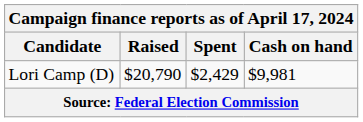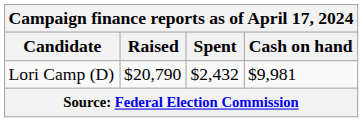(215, 74) $2,429 -> (215, 74) $2,432
